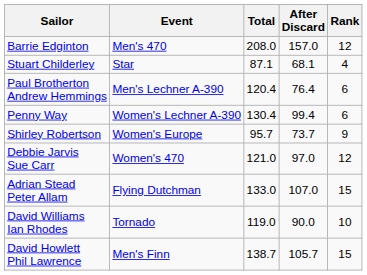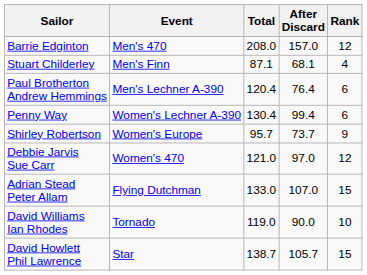(123, 65) Star -> (141, 65) Men's Finn
(141, 254) Men's Finn -> (123, 254) Star
